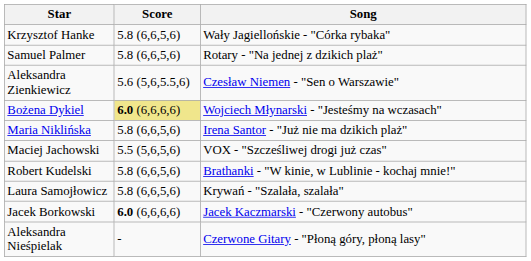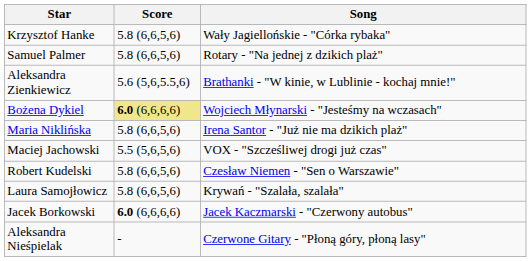(301, 82) Czesław Niemen - "Sen o Warszawie" -> (329, 82) Brathanki - "W kinie, w Lublinie - kochaj mnie!"
(329, 171) Brathanki - "W kinie, w Lublinie - kochaj mnie!" -> (301, 171) Czesław Niemen - "Sen o Warszawie"
